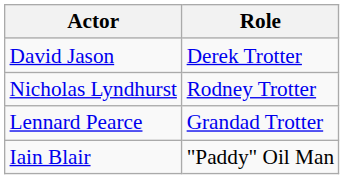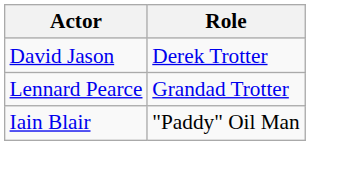- row: (93, 88)
